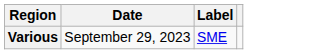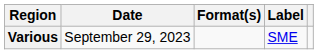+ column: (229, 15)
